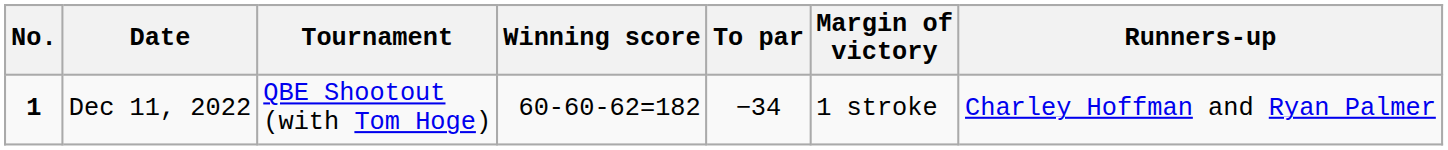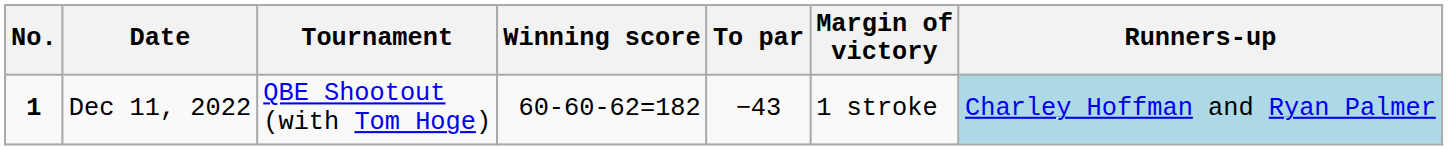(758, 110) −34 -> (758, 110) −43
(1200, 110) no background -> (1200, 110) lightblue background
